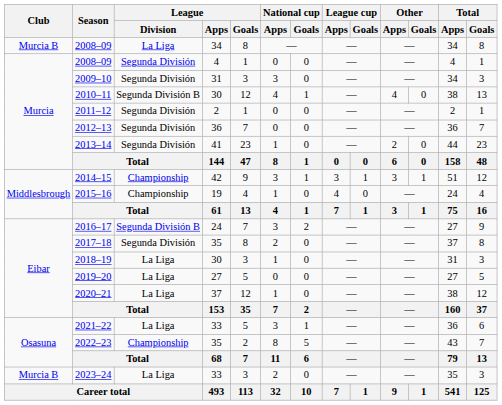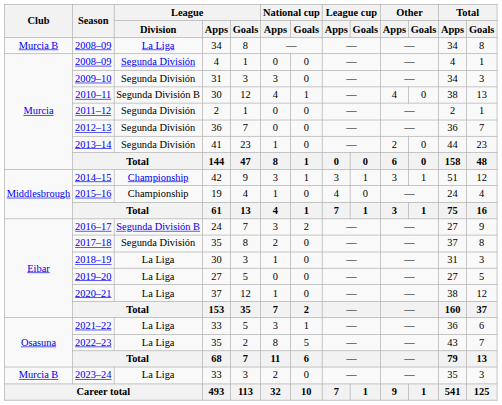(158, 342) Championship -> (158, 342) La Liga
